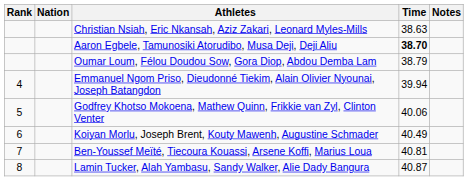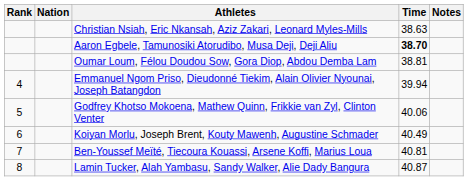(414, 62) 38.79 -> (414, 62) 38.81
